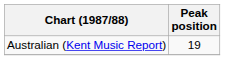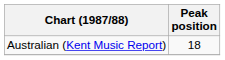(194, 45) 19 -> (194, 45) 18
